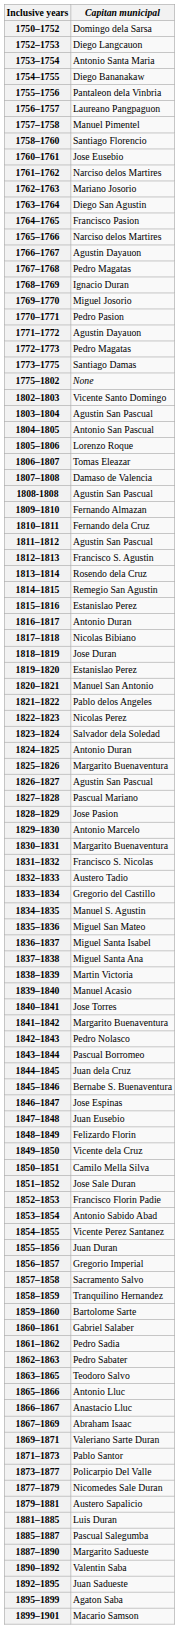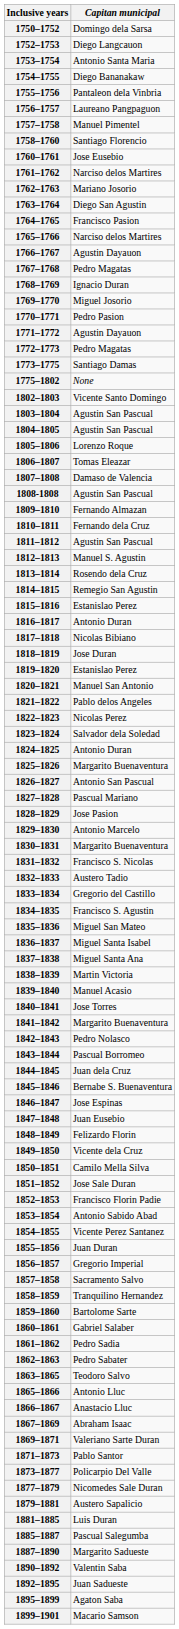(113, 429) Antonio San Pascual -> (113, 429) Agustin San Pascual
(113, 558) Francisco S. Agustin -> (109, 558) Manuel S. Agustin
(113, 782) Agustin San Pascual -> (113, 782) Antonio San Pascual
(109, 910) Manuel S. Agustin -> (113, 910) Francisco S. Agustin
